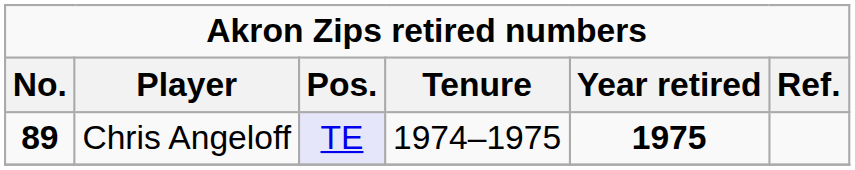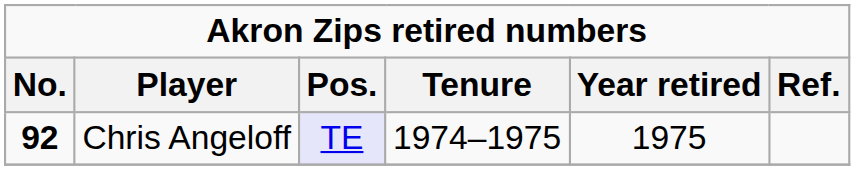(40, 137) 89 -> (40, 137) 92
(669, 137) bold -> (669, 137) normal
